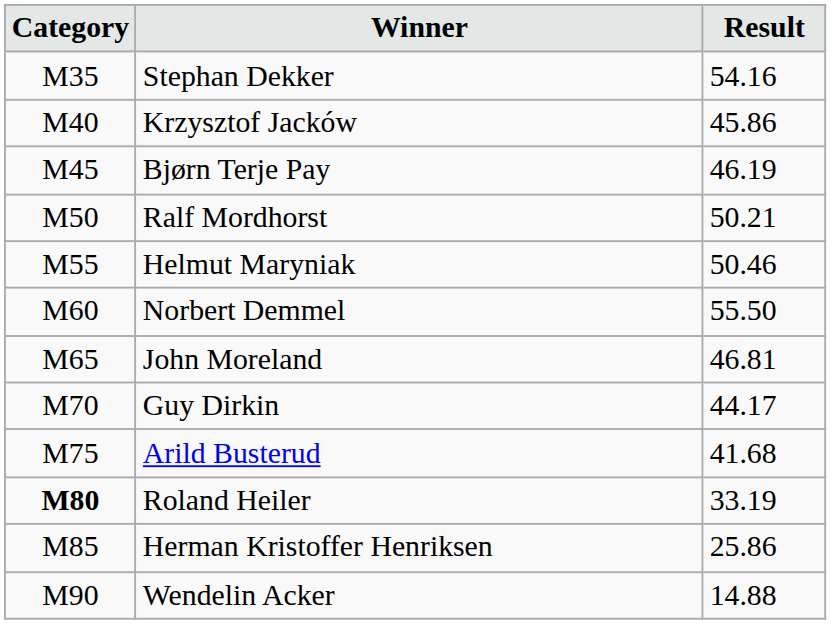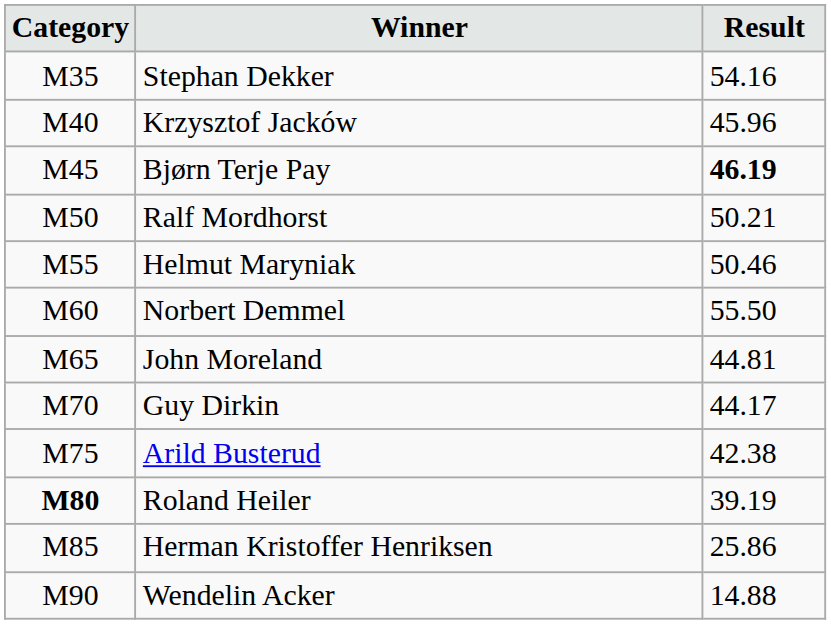(743, 122) 45.86 -> (743, 122) 45.96
(743, 169) normal -> (743, 169) bold
(743, 358) 46.81 -> (743, 358) 44.81
(743, 452) 41.68 -> (743, 452) 42.38
(743, 500) 33.19 -> (743, 500) 39.19
